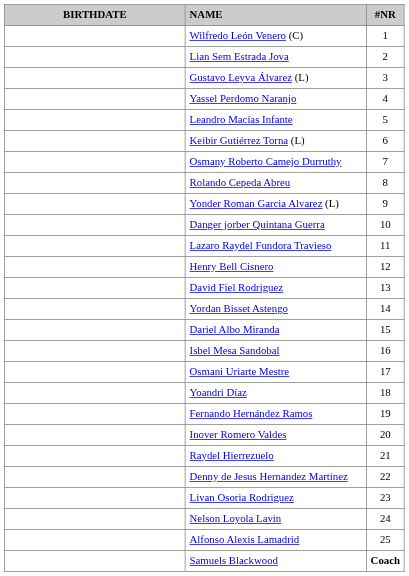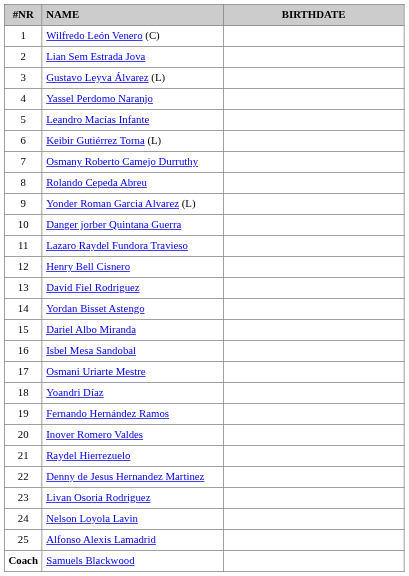columns swapped: (385, 14) <-> (95, 14)
